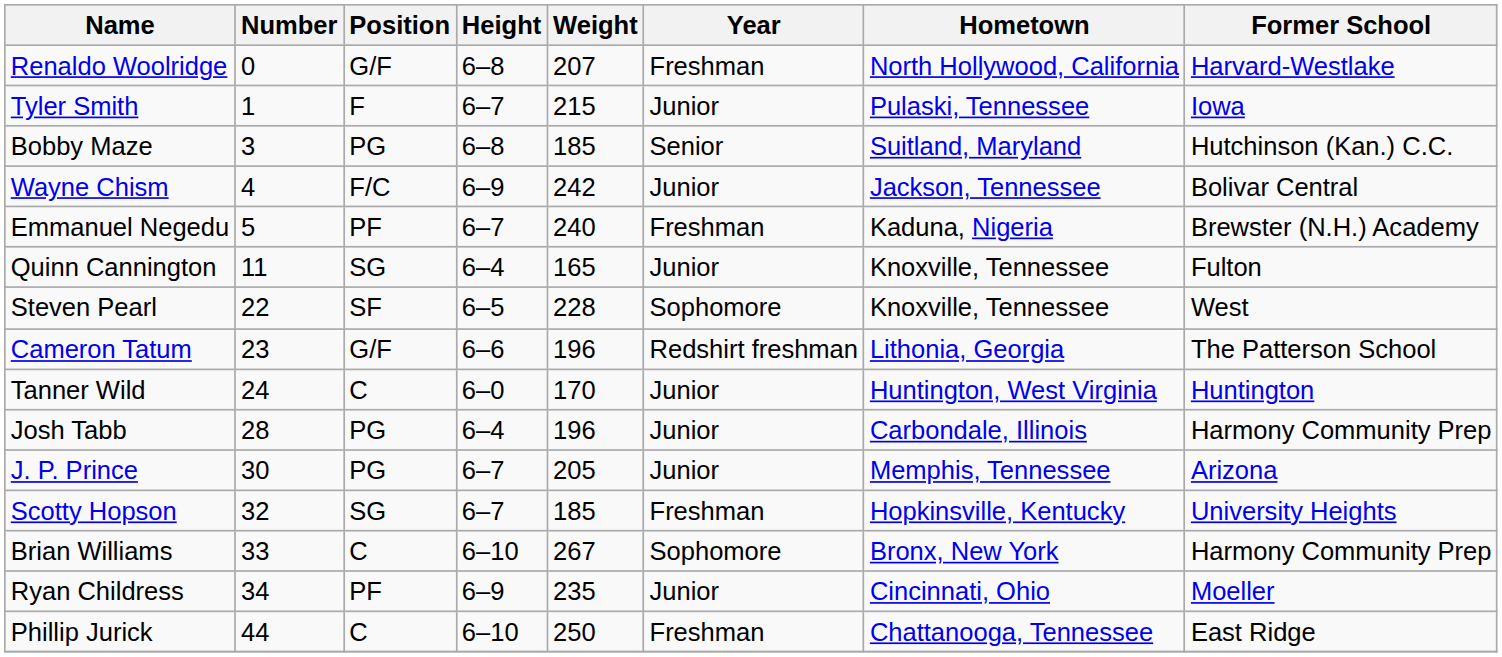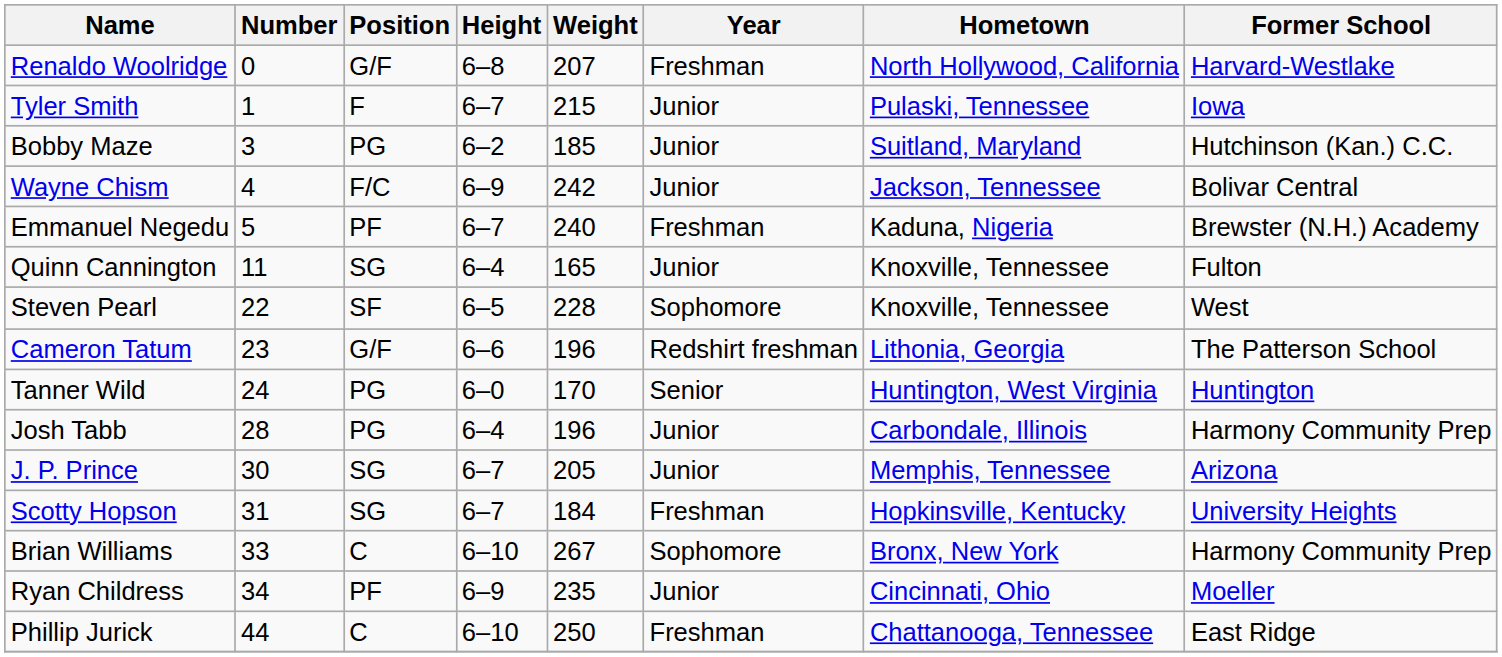(483, 147) 6–8 -> (483, 147) 6–2
(686, 147) Senior -> (684, 147) Junior
(359, 389) C -> (368, 389) PG
(684, 389) Junior -> (686, 389) Senior
(368, 470) PG -> (368, 470) SG
(255, 510) 32 -> (255, 510) 31
(574, 510) 185 -> (574, 510) 184
